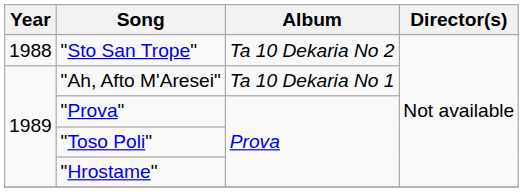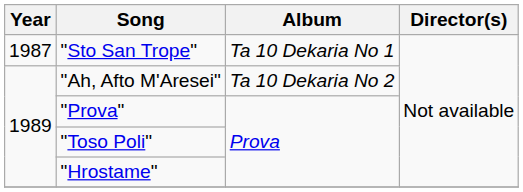(30, 50) 1988 -> (30, 50) 1987
(312, 50) Ta 10 Dekaria No 2 -> (312, 50) Ta 10 Dekaria No 1
(312, 80) Ta 10 Dekaria No 1 -> (312, 80) Ta 10 Dekaria No 2
